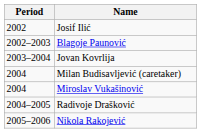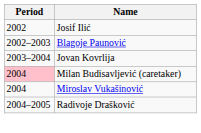(16, 74) no background -> (16, 74) pink background
- row: (91, 120)
